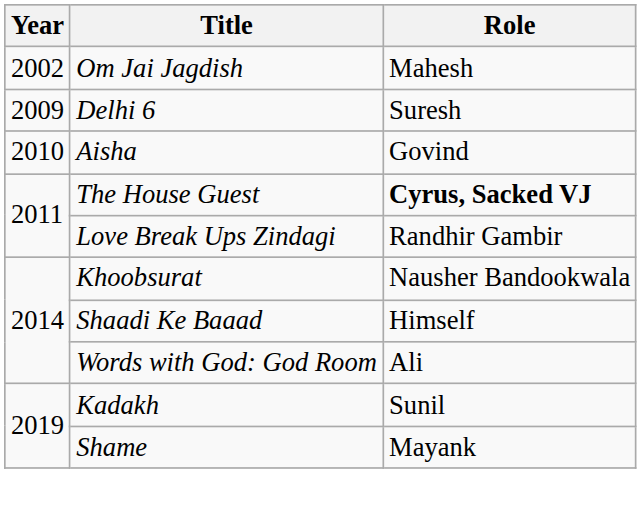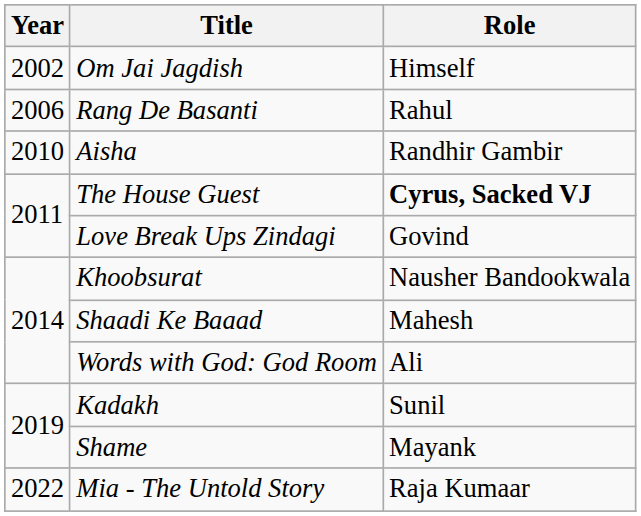(431, 67) Mahesh -> (432, 67) Himself
+ row: (167, 109)
- row: (116, 109)
(429, 151) Govind -> (476, 151) Randhir Gambir
(476, 236) Randhir Gambir -> (429, 236) Govind
(432, 320) Himself -> (431, 320) Mahesh
+ row: (200, 488)
